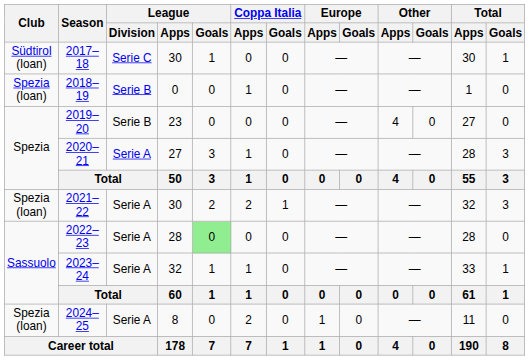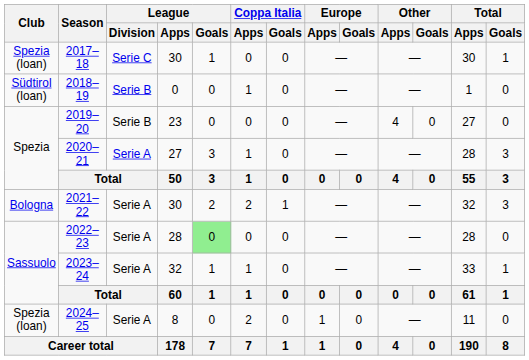(31, 58) Südtirol (loan) -> (31, 58) Spezia (loan)
(31, 90) Spezia (loan) -> (31, 90) Südtirol (loan)
(31, 205) Spezia (loan) -> (31, 205) Bologna
